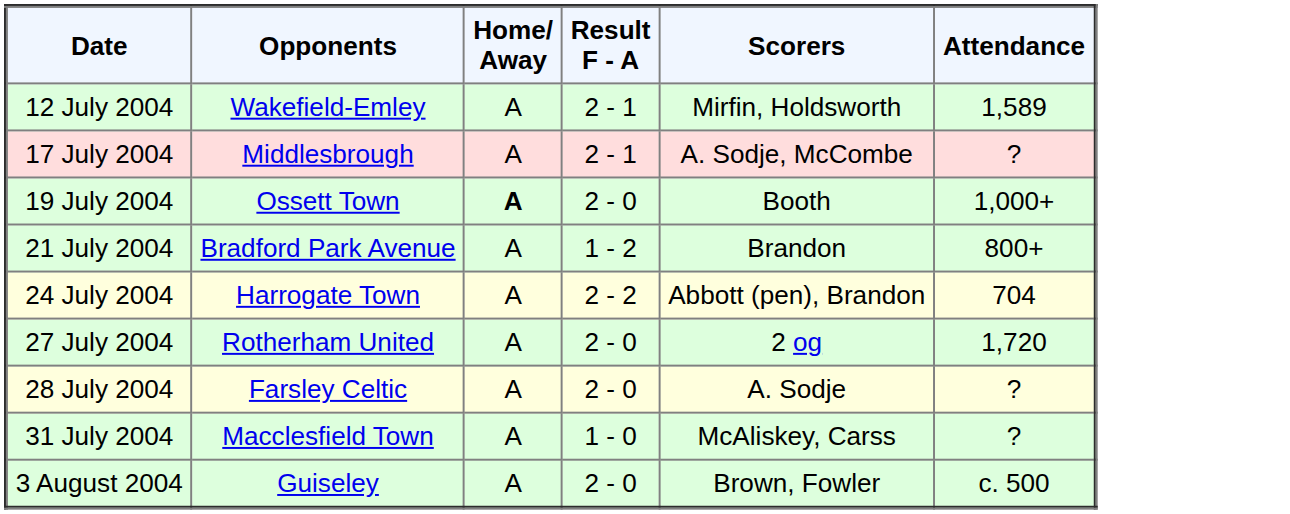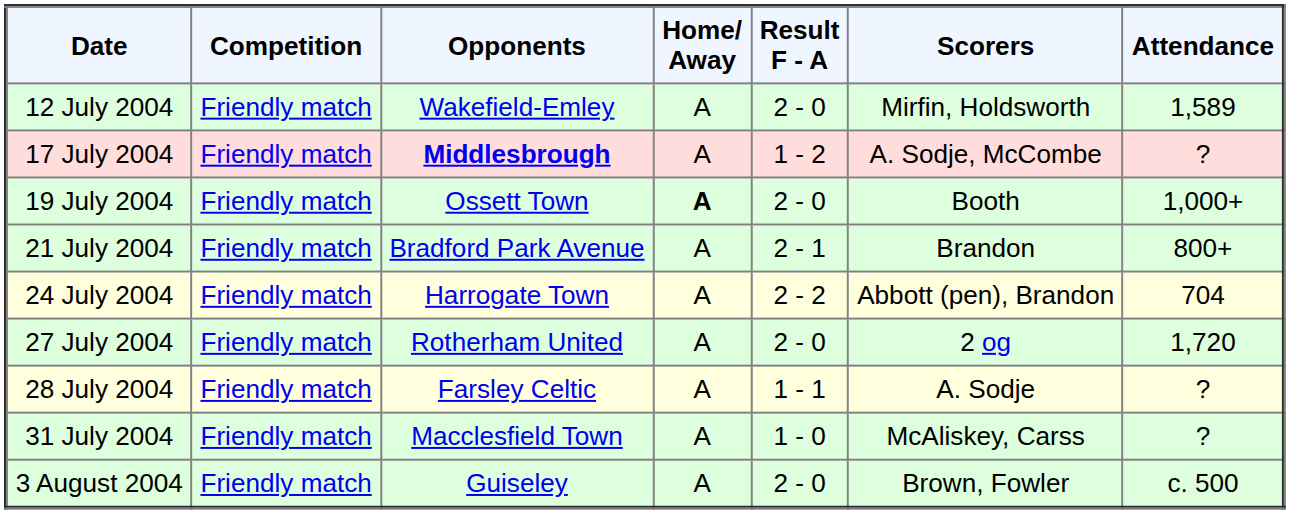+ column: (286, 45)
(611, 107) 2 - 1 -> (800, 107) 2 - 0
(328, 154) normal -> (517, 154) bold
(611, 154) 2 - 1 -> (800, 154) 1 - 2
(611, 248) 1 - 2 -> (800, 248) 2 - 1
(611, 389) 2 - 0 -> (800, 389) 1 - 1
